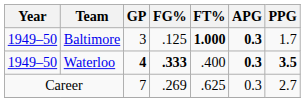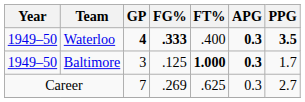rows swapped: (92, 39) <-> (89, 62)
